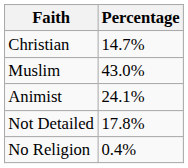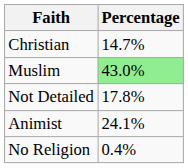(123, 70) no background -> (123, 70) lightgreen background
rows swapped: (35, 96) <-> (51, 123)
